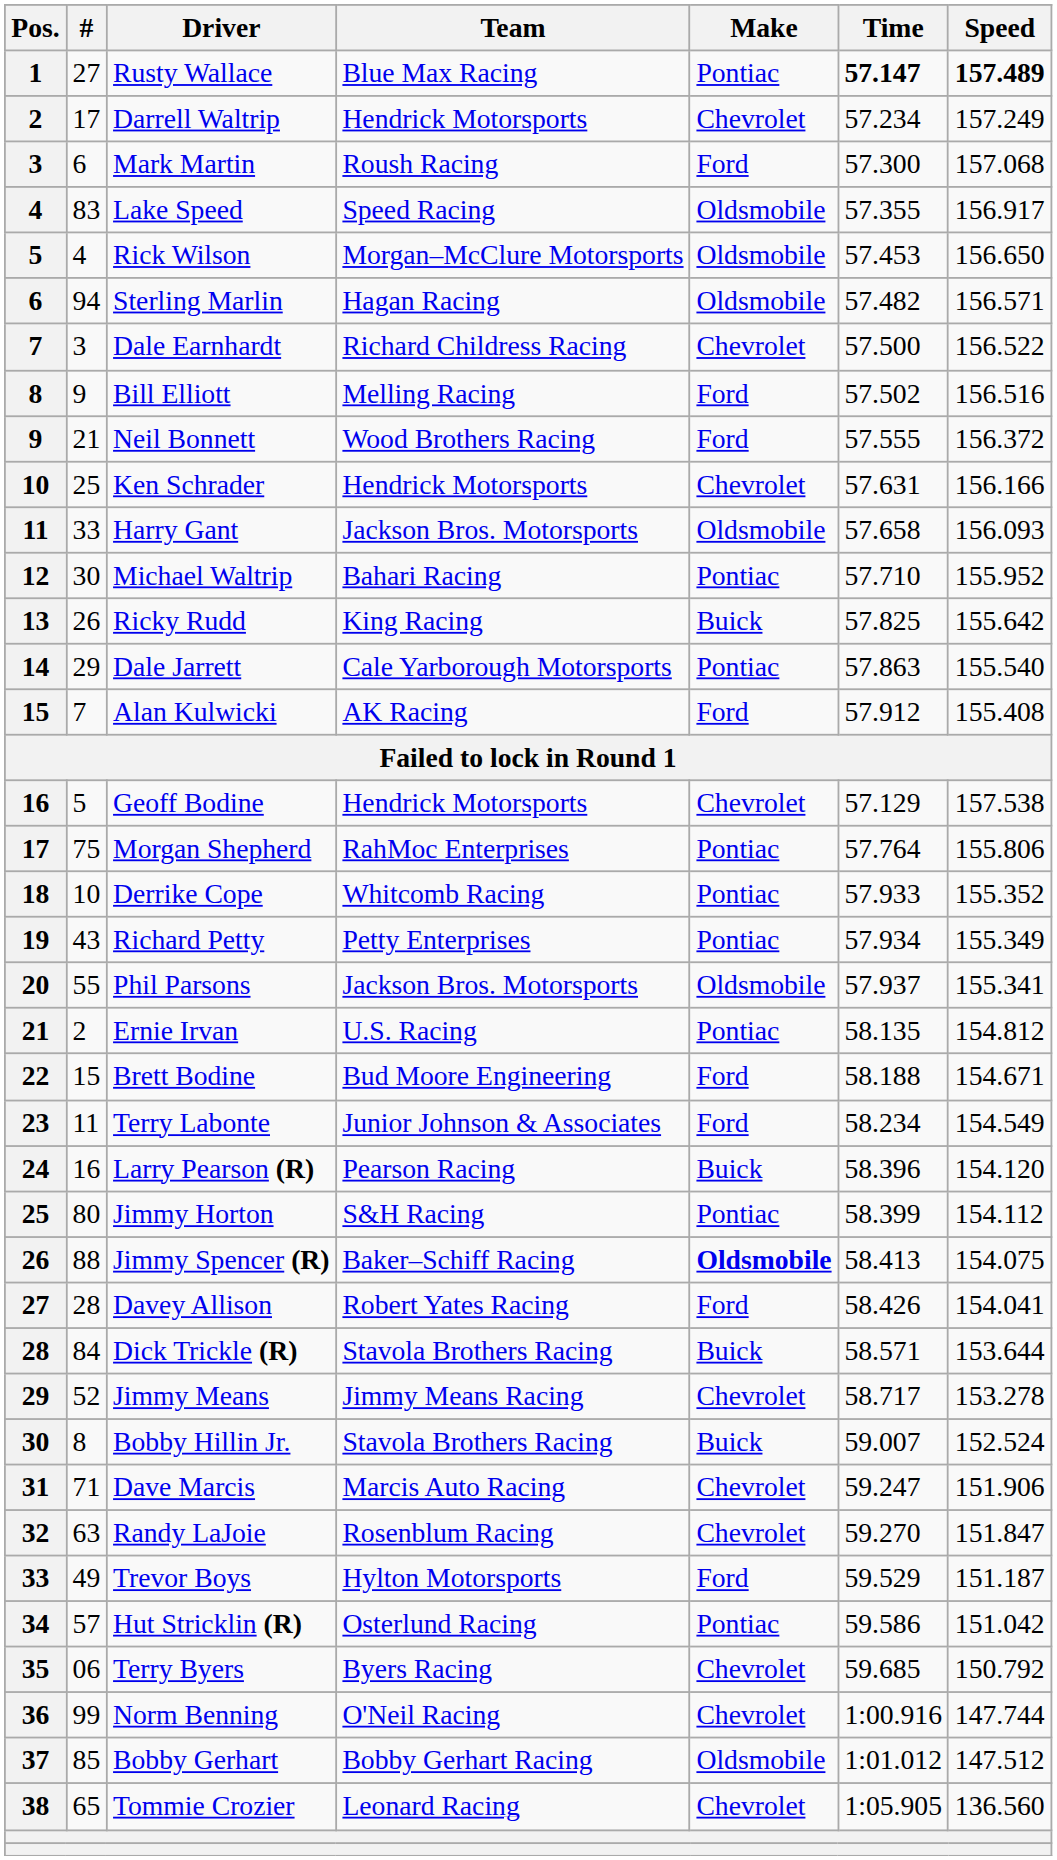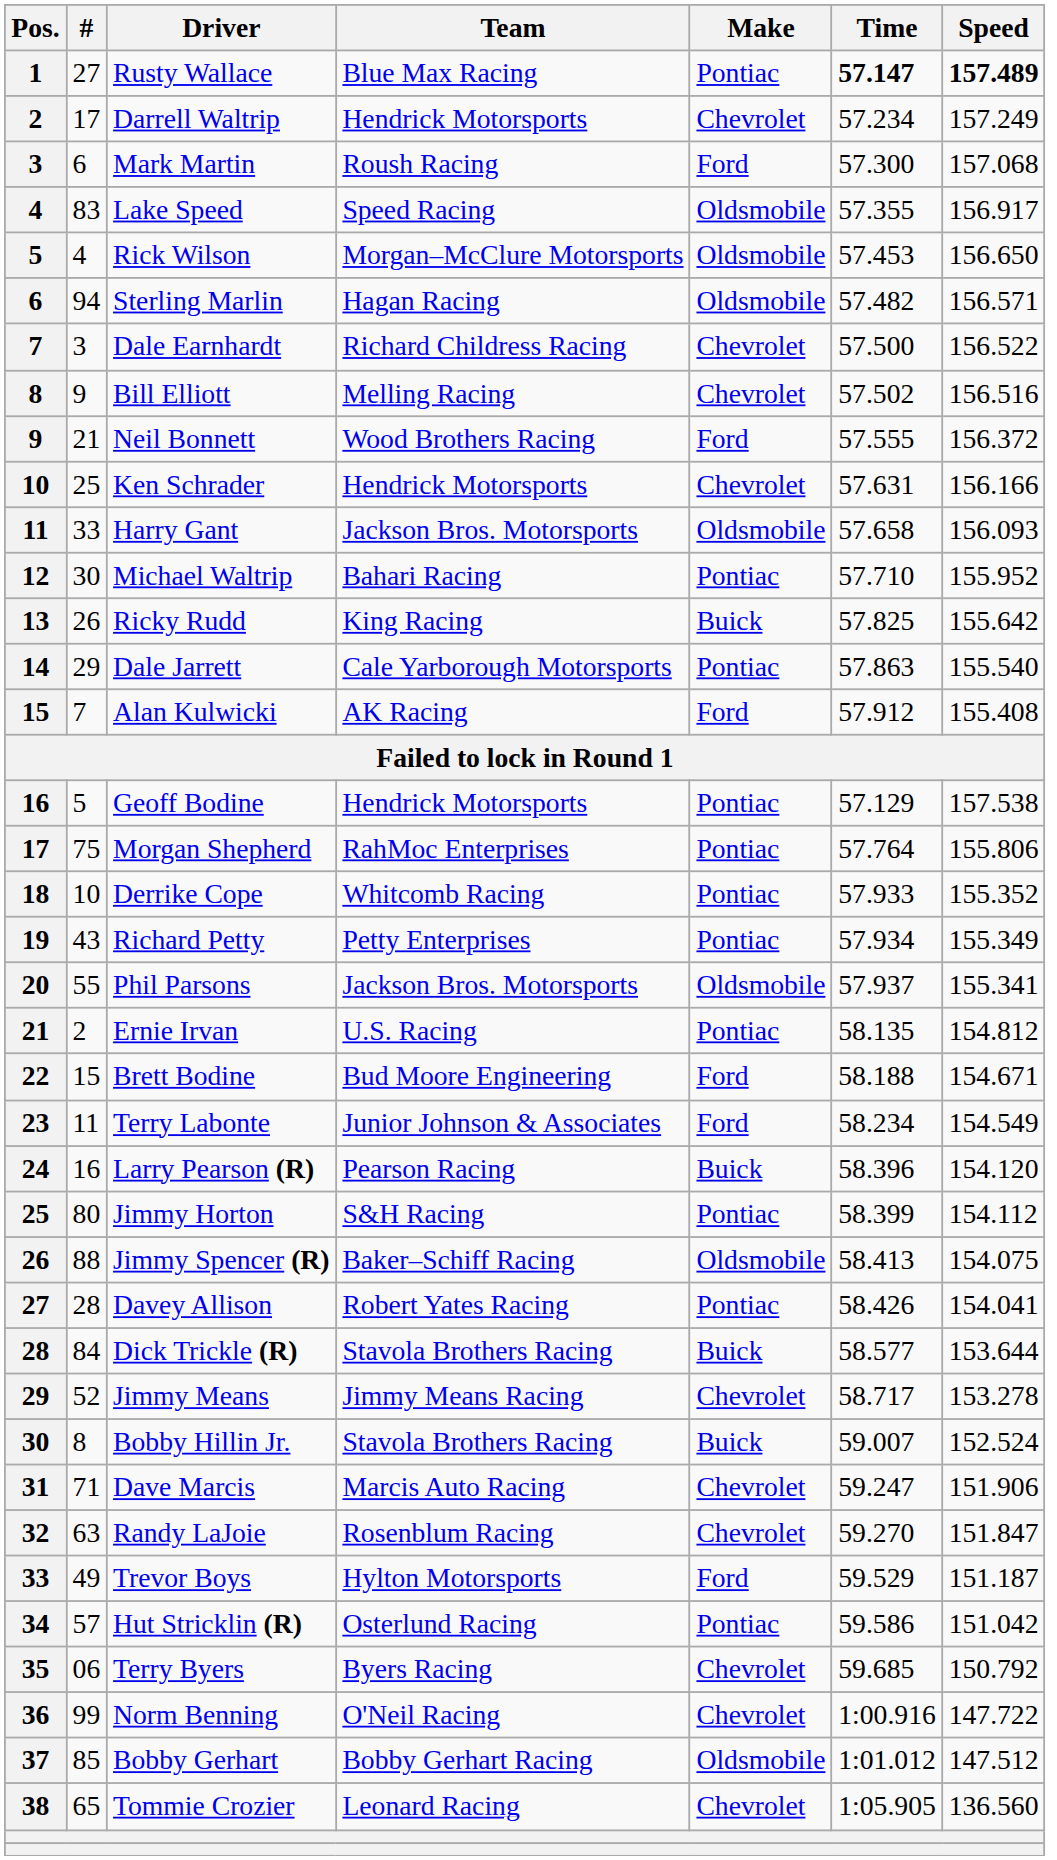(723, 392) Ford -> (751, 392) Chevrolet
(751, 802) Chevrolet -> (738, 802) Pontiac
(764, 1259) bold -> (761, 1259) normal
(723, 1304) Ford -> (738, 1304) Pontiac
(882, 1350) 58.571 -> (876, 1350) 58.577
(1000, 1715) 147.744 -> (994, 1715) 147.722
